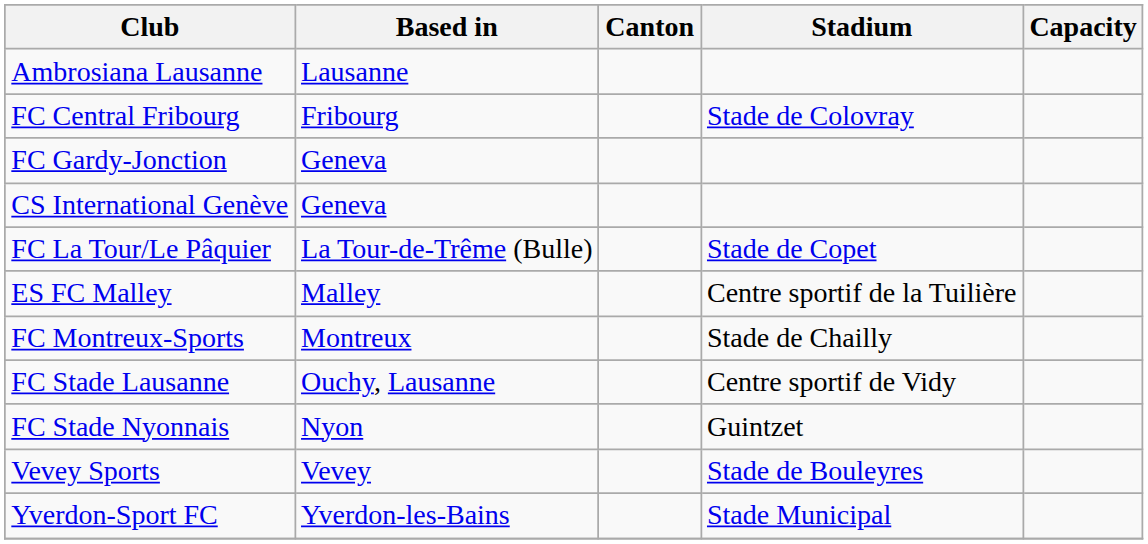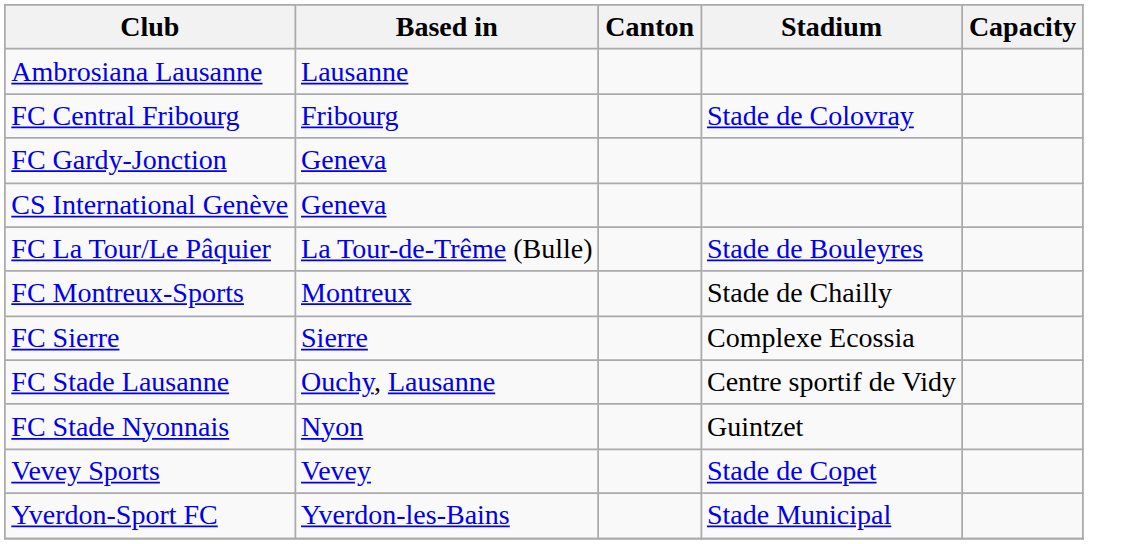(792, 248) Stade de Copet -> (815, 248) Stade de Bouleyres
- row: (91, 293)
+ row: (65, 337)
(815, 470) Stade de Bouleyres -> (792, 470) Stade de Copet
